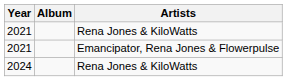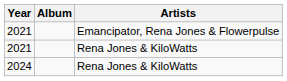rows swapped: (19, 48) <-> (19, 31)
